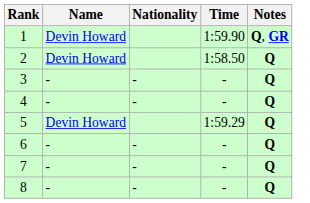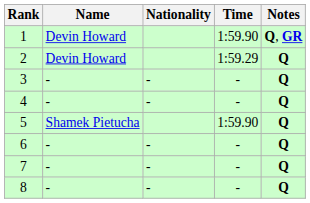(224, 58) 1:58.50 -> (238, 58) 1:59.29
(86, 123) Devin Howard -> (93, 123) Shamek Pietucha
(224, 123) 1:59.29 -> (238, 123) 1:59.90
